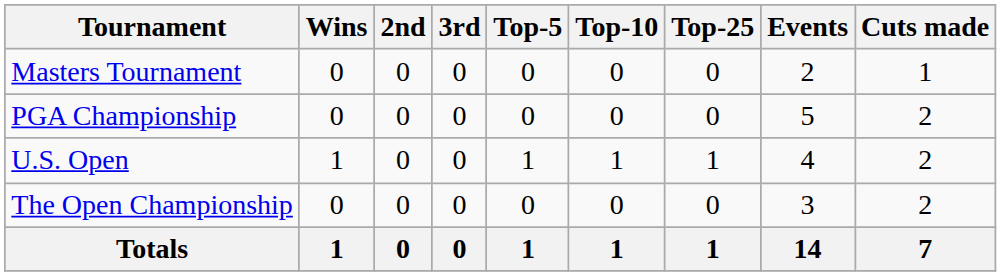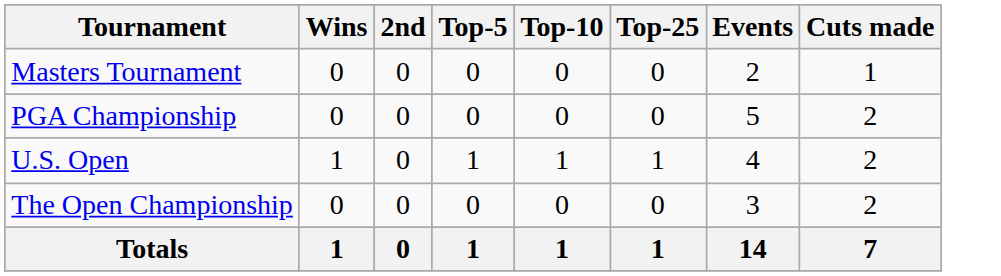- column: (459, 26)
